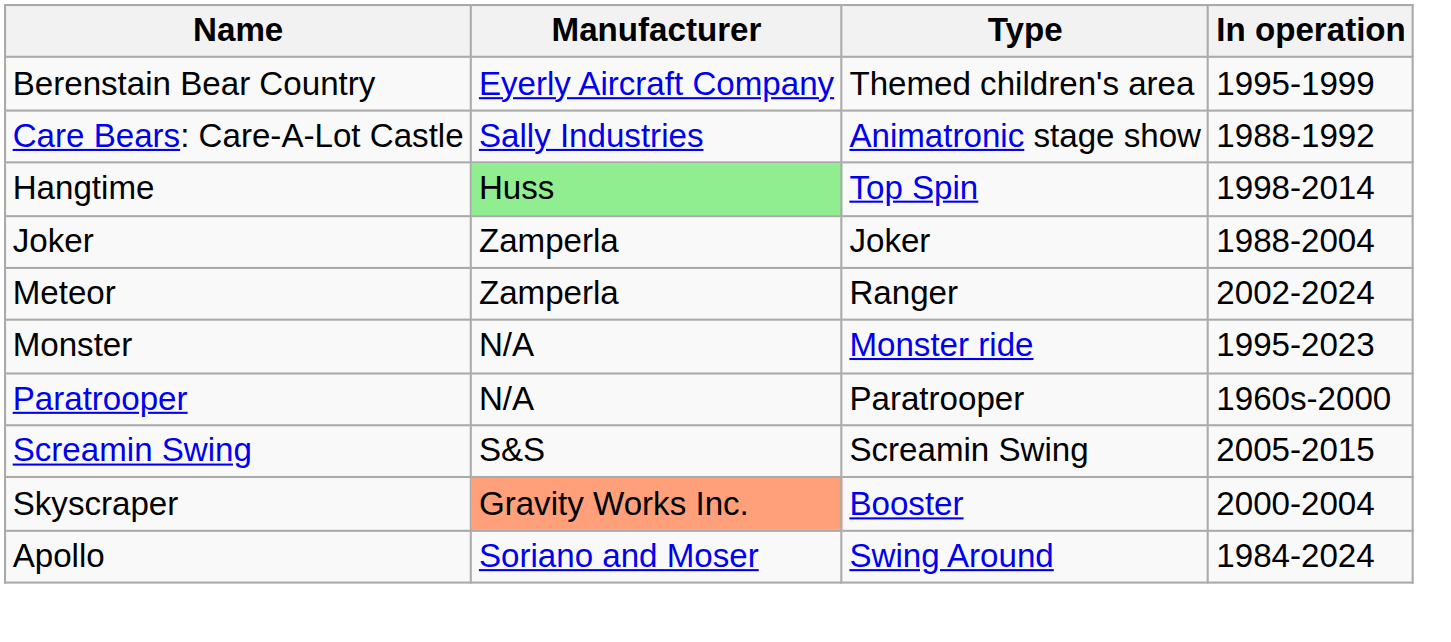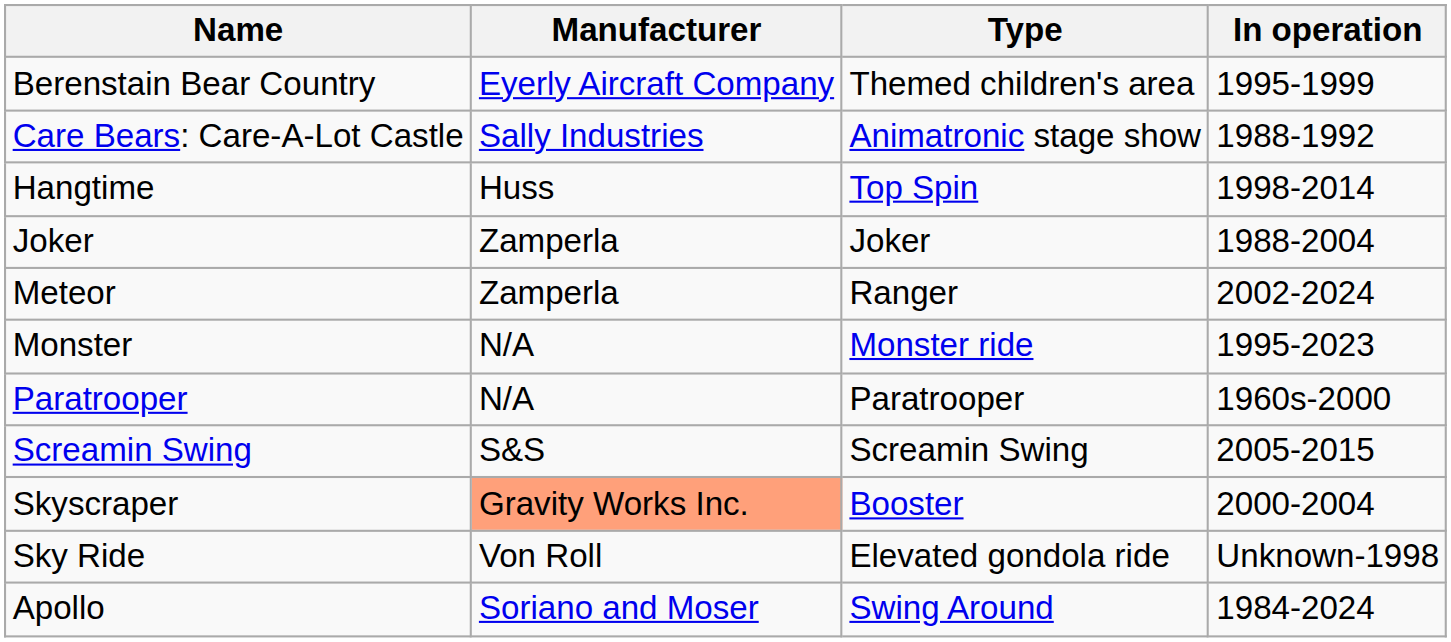(517, 188) lightgreen background -> (517, 188) no background
+ row: (79, 556)
